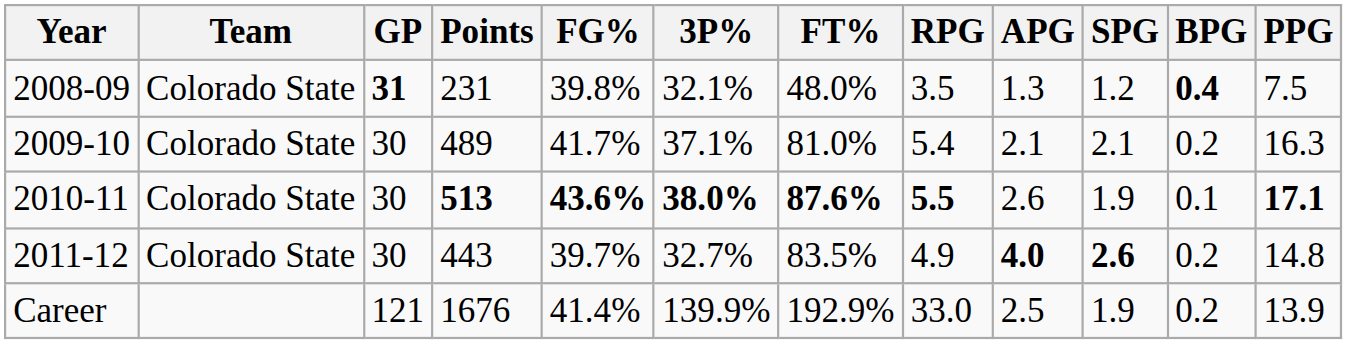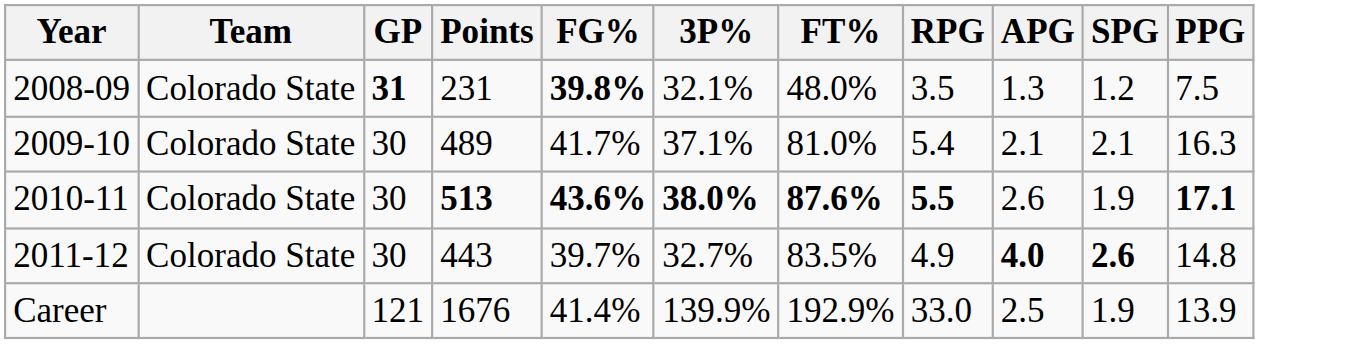- column: (1211, 32)
(595, 87) normal -> (598, 87) bold
